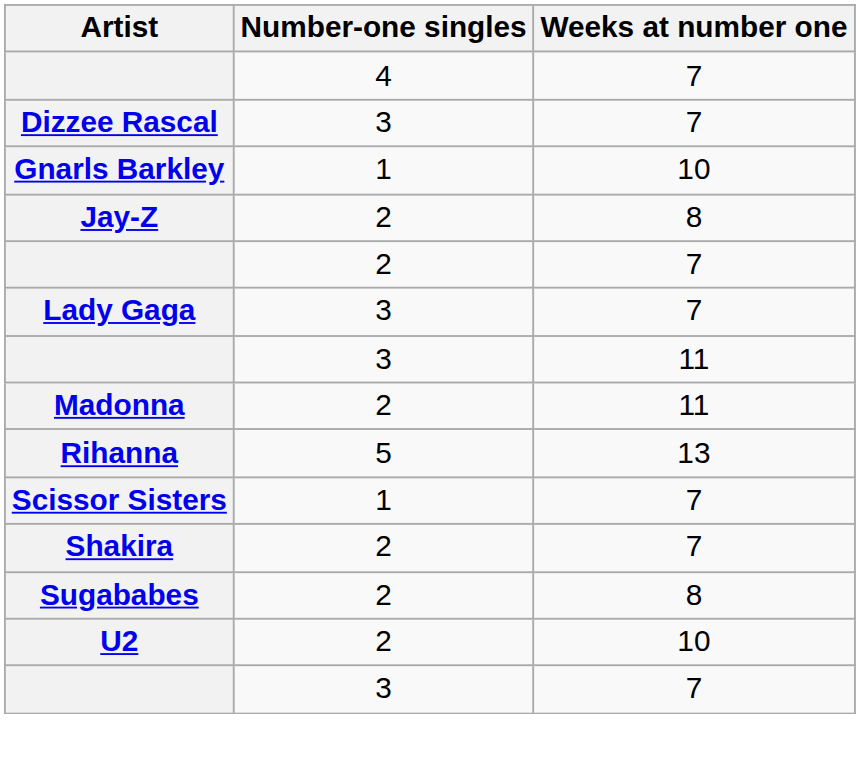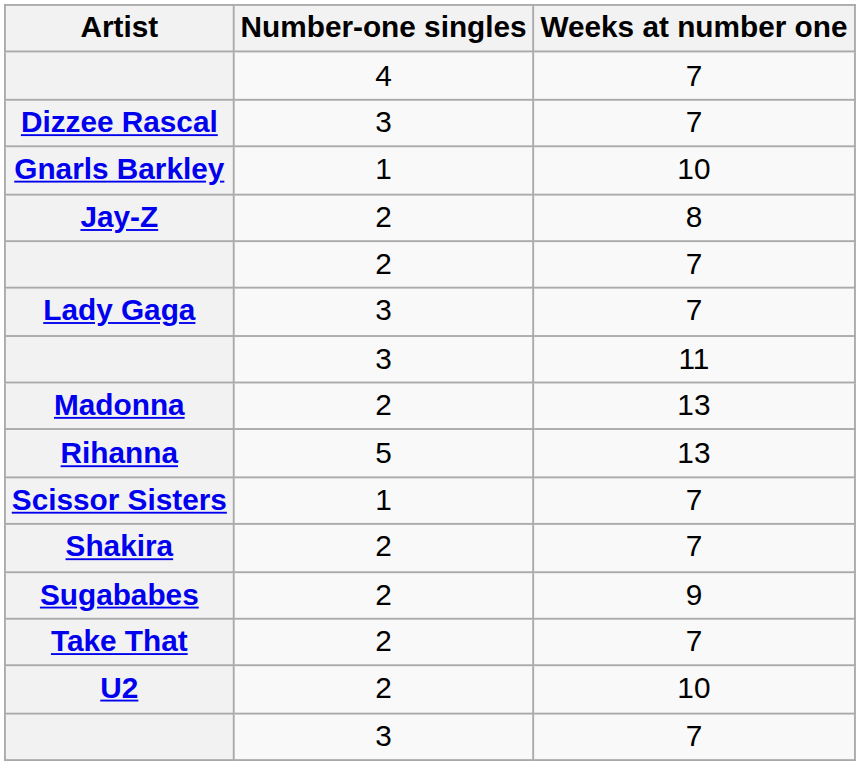(694, 405) 11 -> (694, 405) 13
(694, 594) 8 -> (694, 594) 9
+ row: (119, 641)
